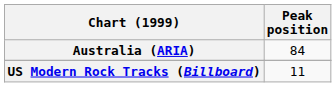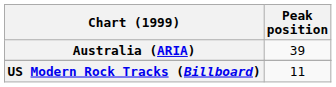(297, 50) 84 -> (297, 50) 39
